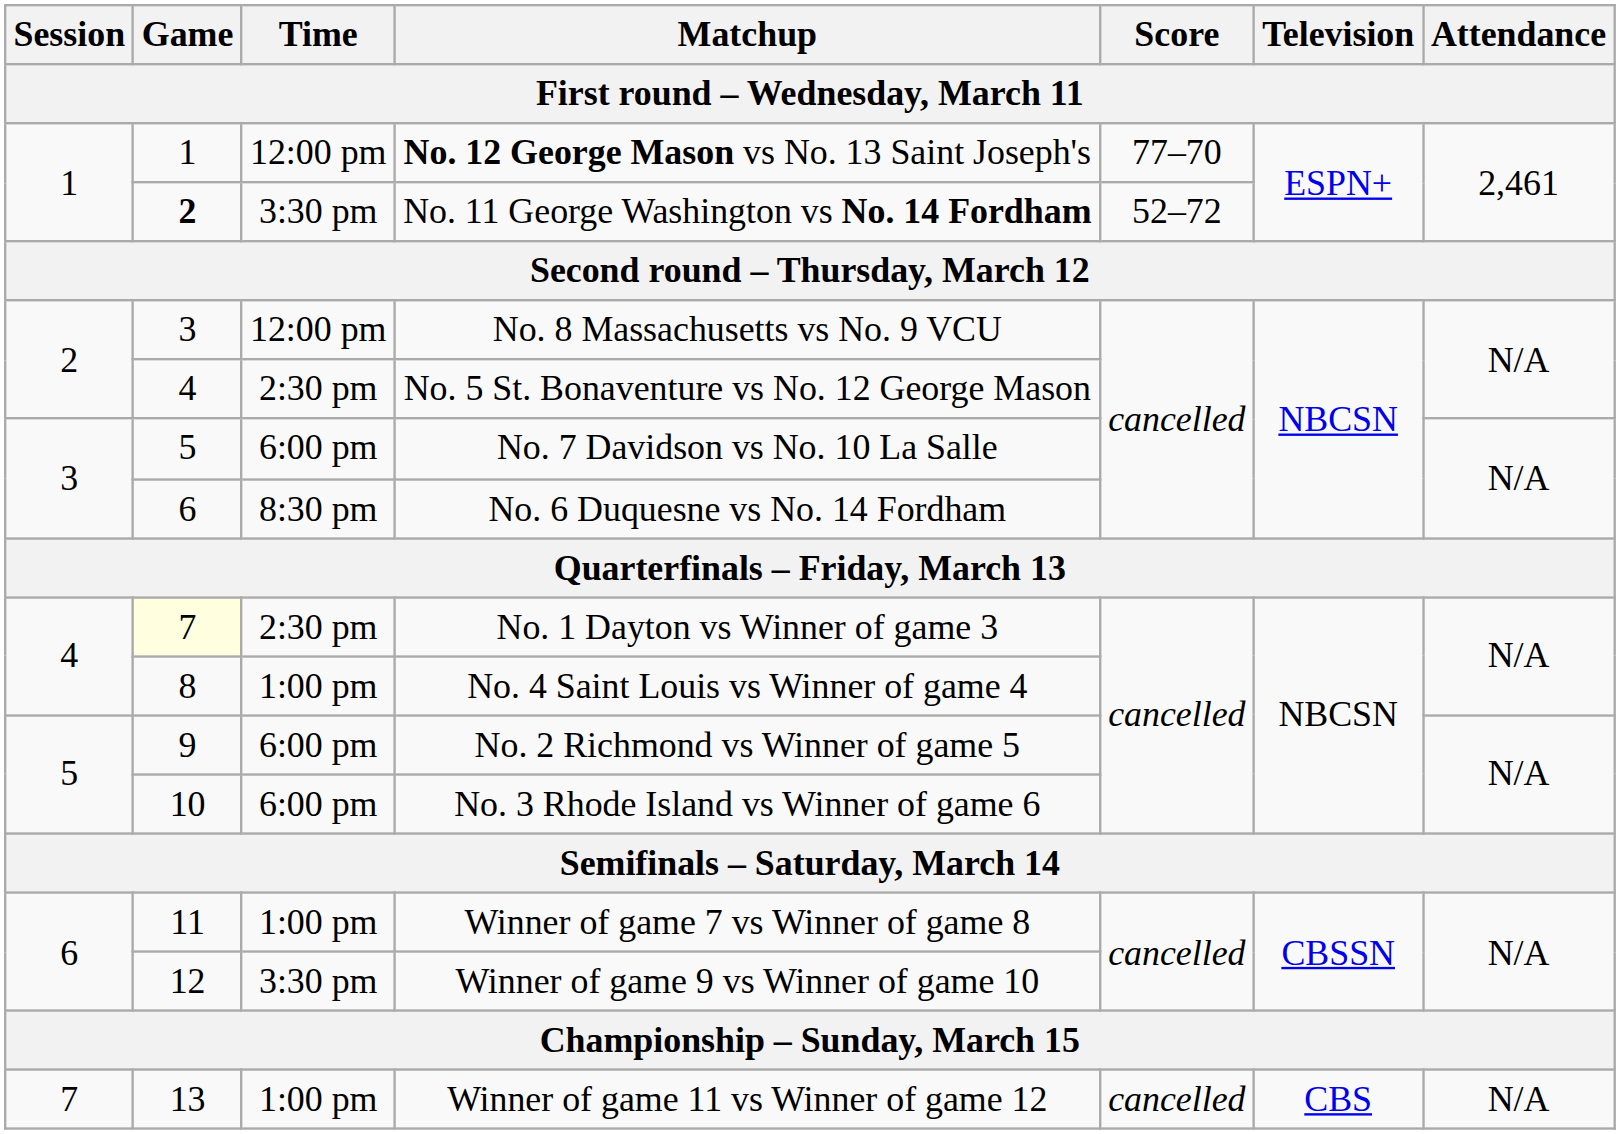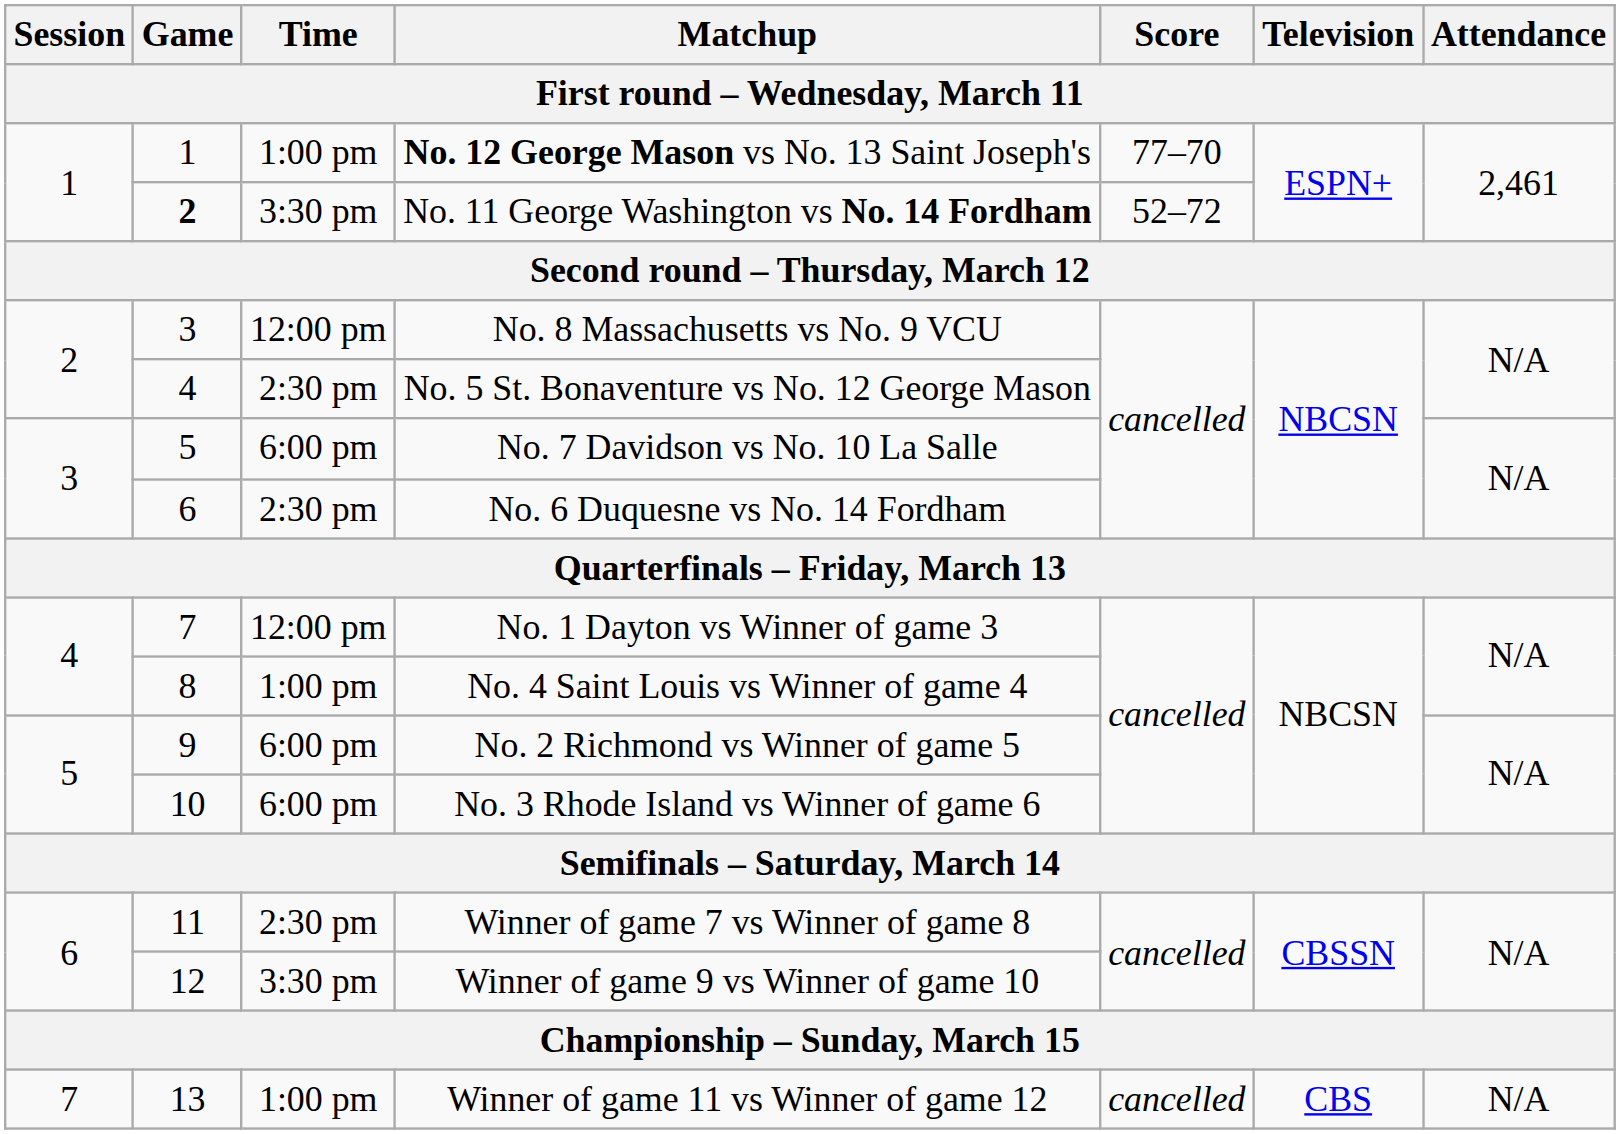(318, 152) 12:00 pm -> (318, 152) 1:00 pm
(318, 507) 8:30 pm -> (318, 507) 2:30 pm
(188, 625) lightyellow background -> (188, 625) no background
(318, 625) 2:30 pm -> (318, 625) 12:00 pm
(318, 921) 1:00 pm -> (318, 921) 2:30 pm
